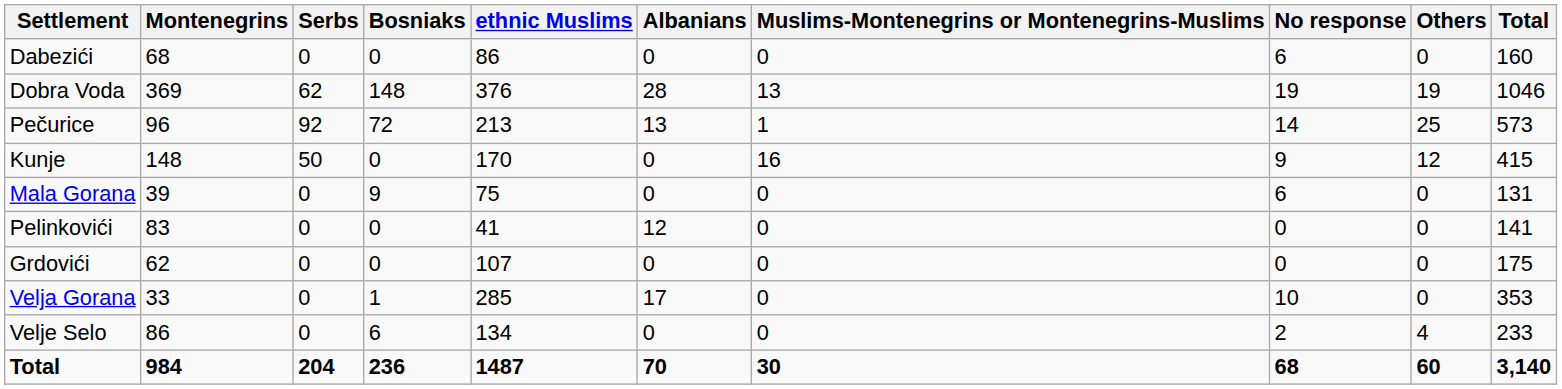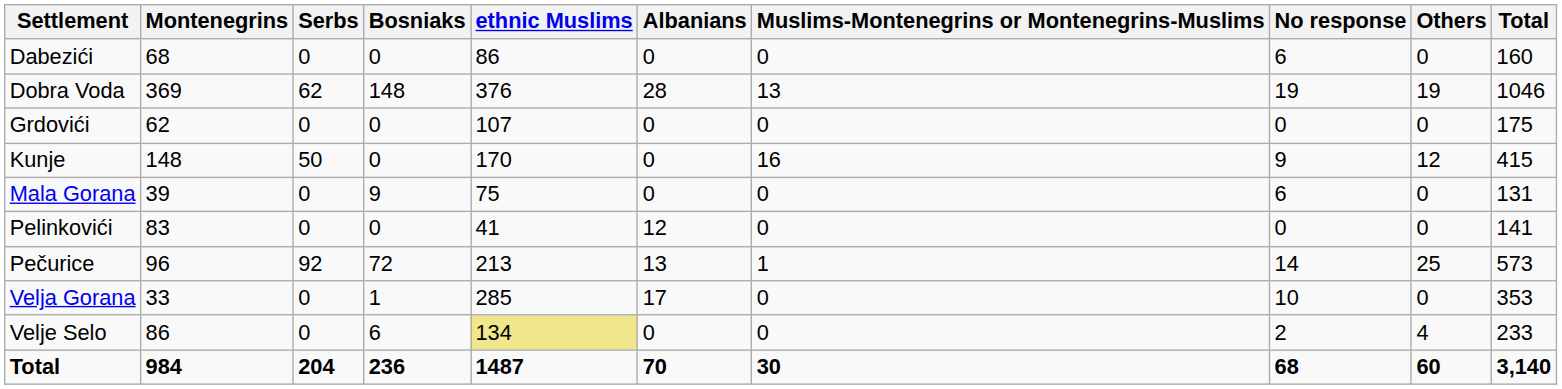rows swapped: (50, 263) <-> (52, 125)
(494, 332) no background -> (494, 332) khaki background
